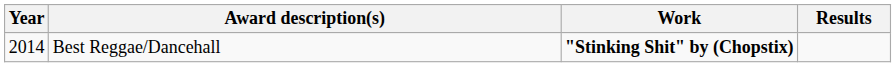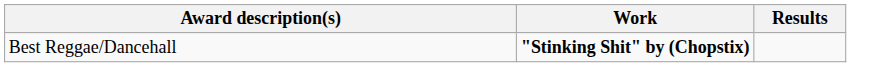- column: (27, 18)
